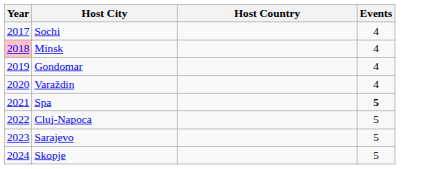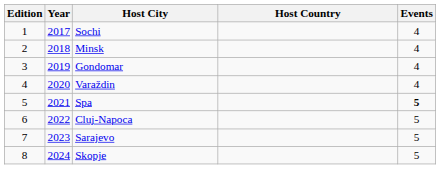+ column: (25, 13)
(18, 48) pink background -> (59, 48) no background
